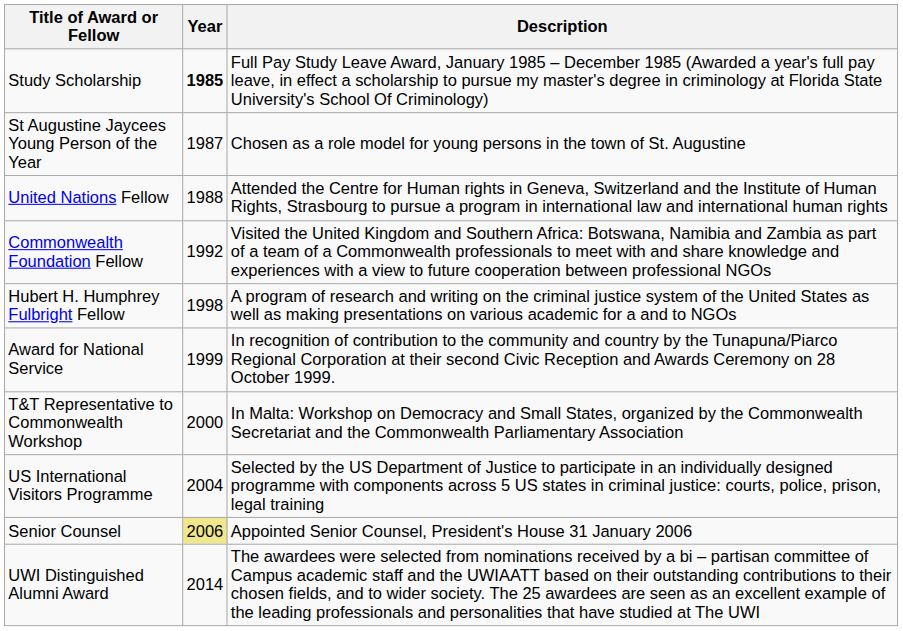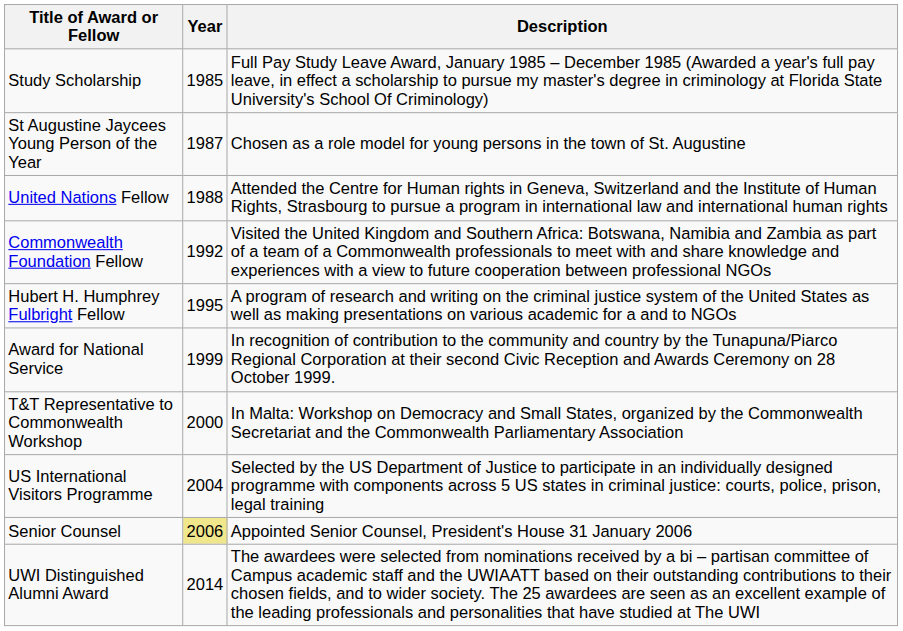(205, 80) bold -> (205, 80) normal
(205, 305) 1998 -> (205, 305) 1995
